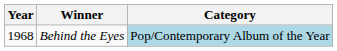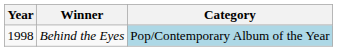(21, 35) 1968 -> (21, 35) 1998
